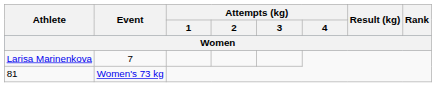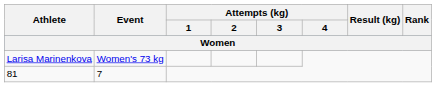(130, 59) 7 -> (130, 59) Women's 73 kg
(130, 74) Women's 73 kg -> (99, 74) 7
